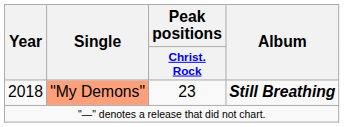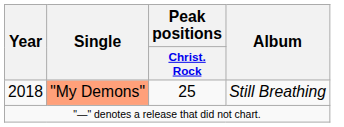(187, 92) 23 -> (187, 92) 25
(282, 92) bold -> (278, 92) normal
